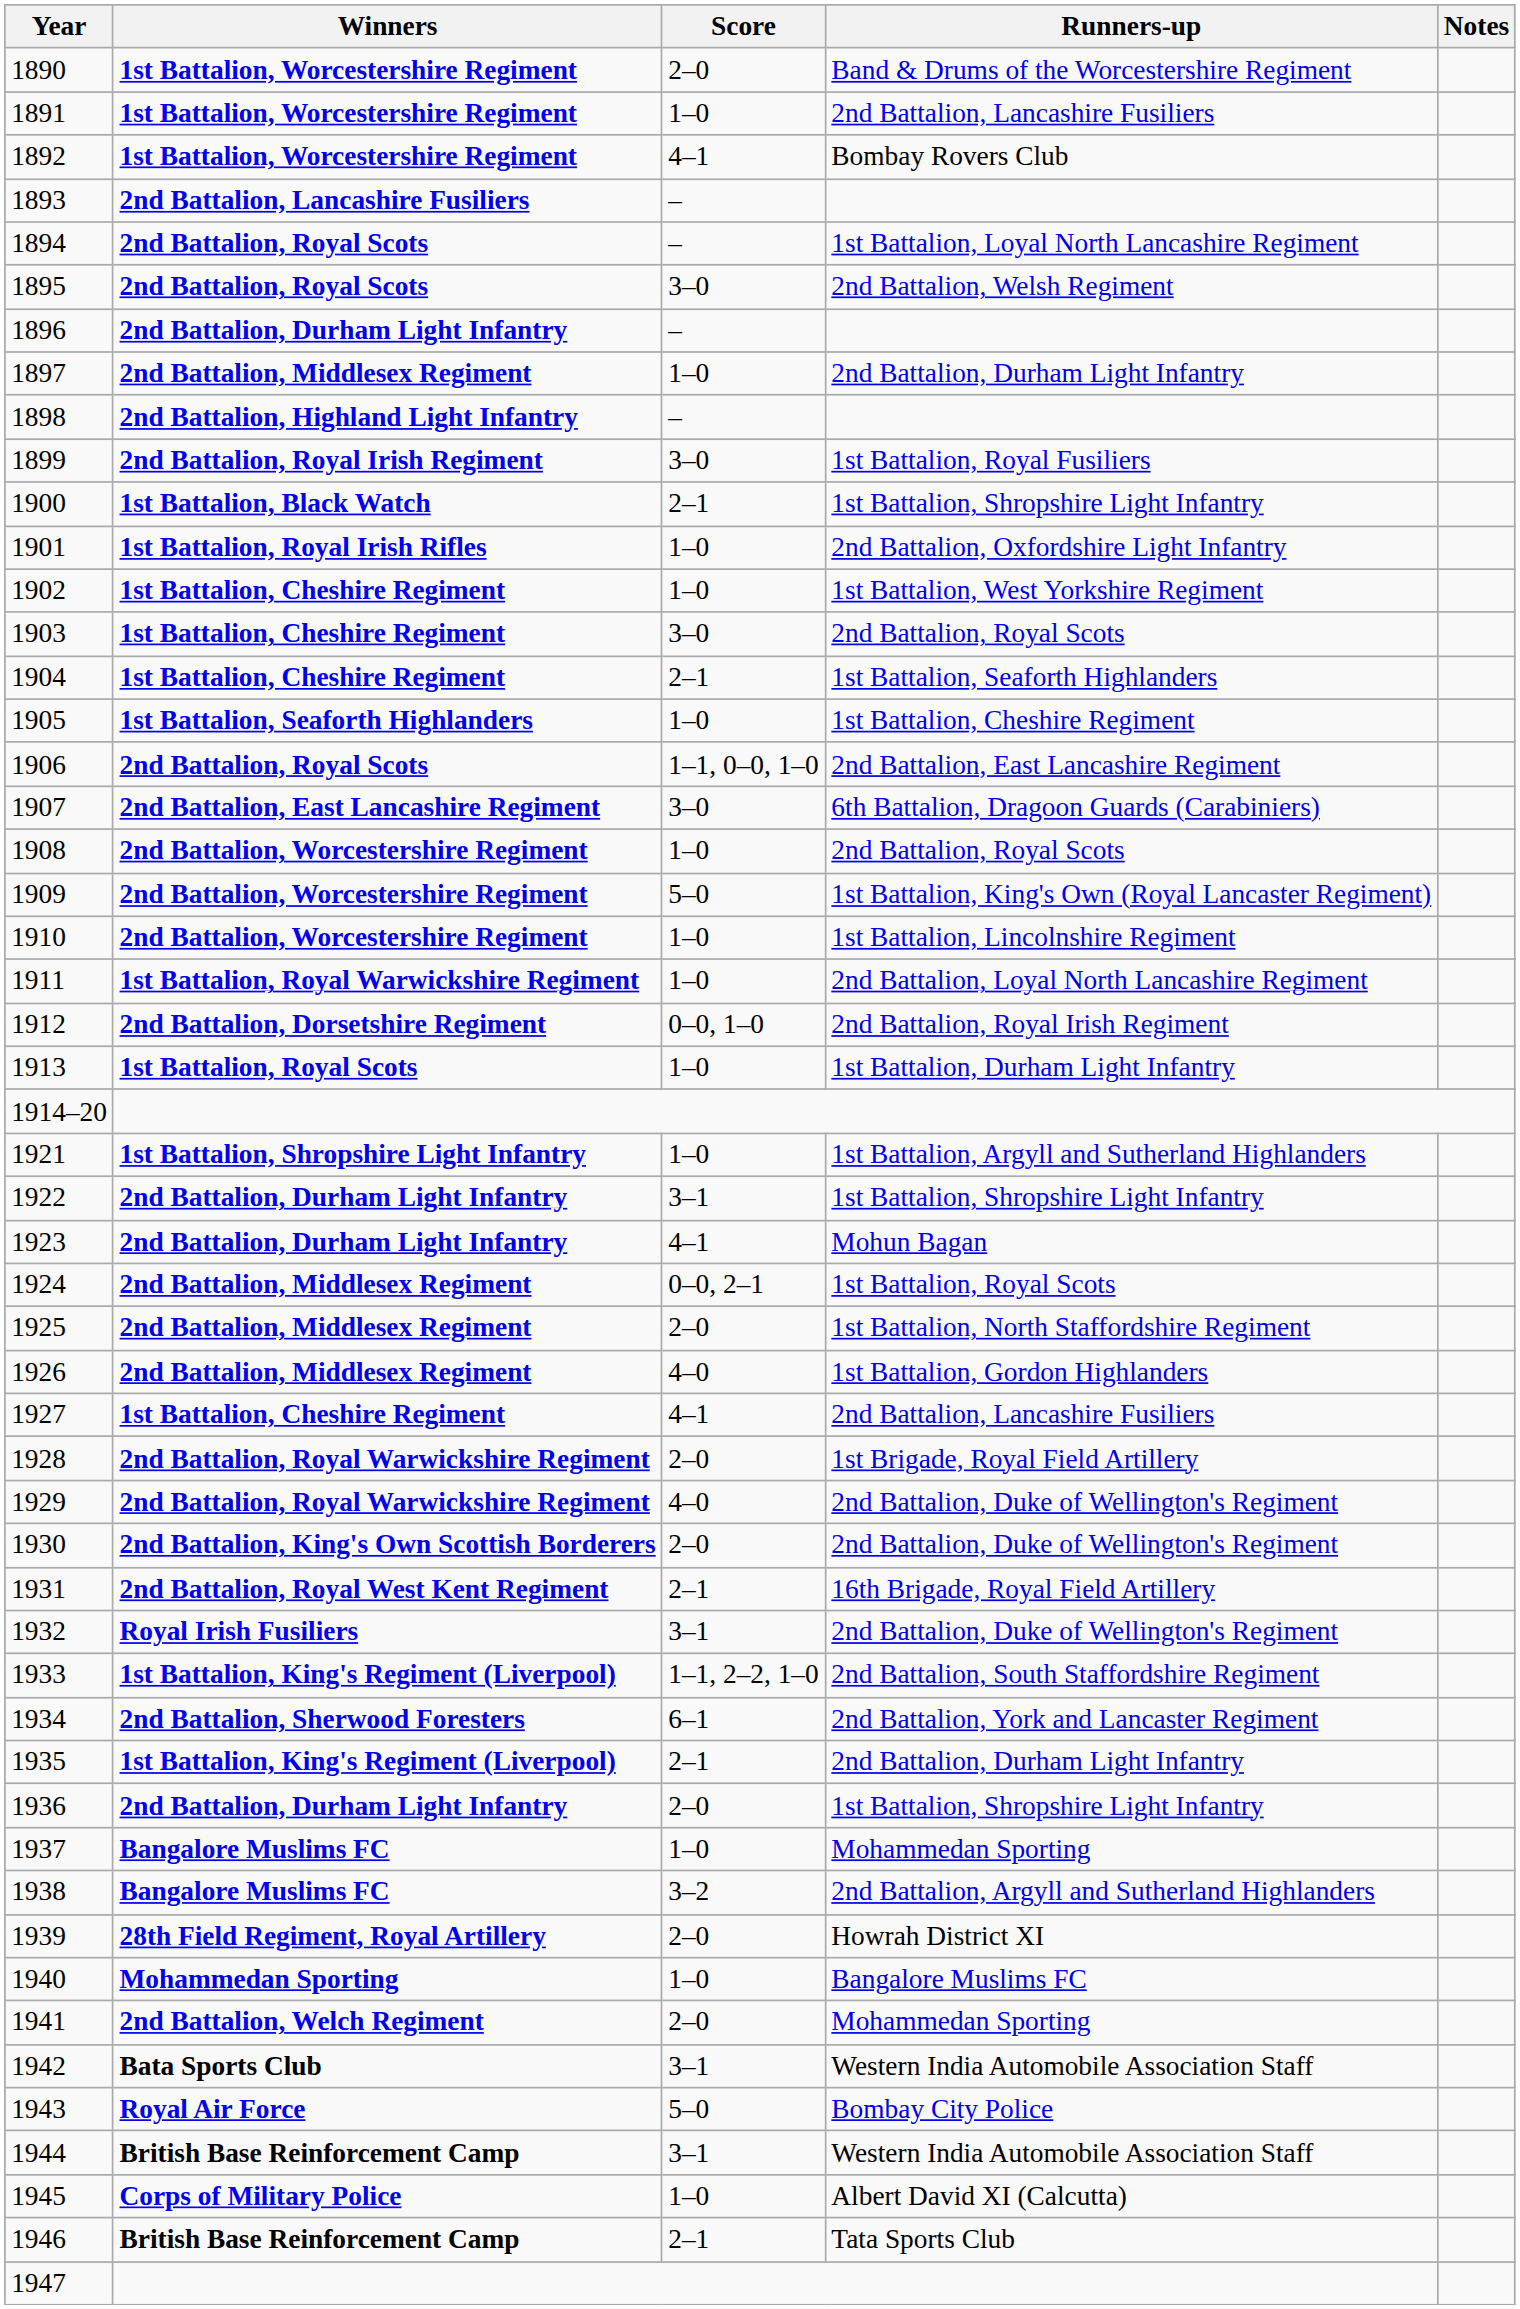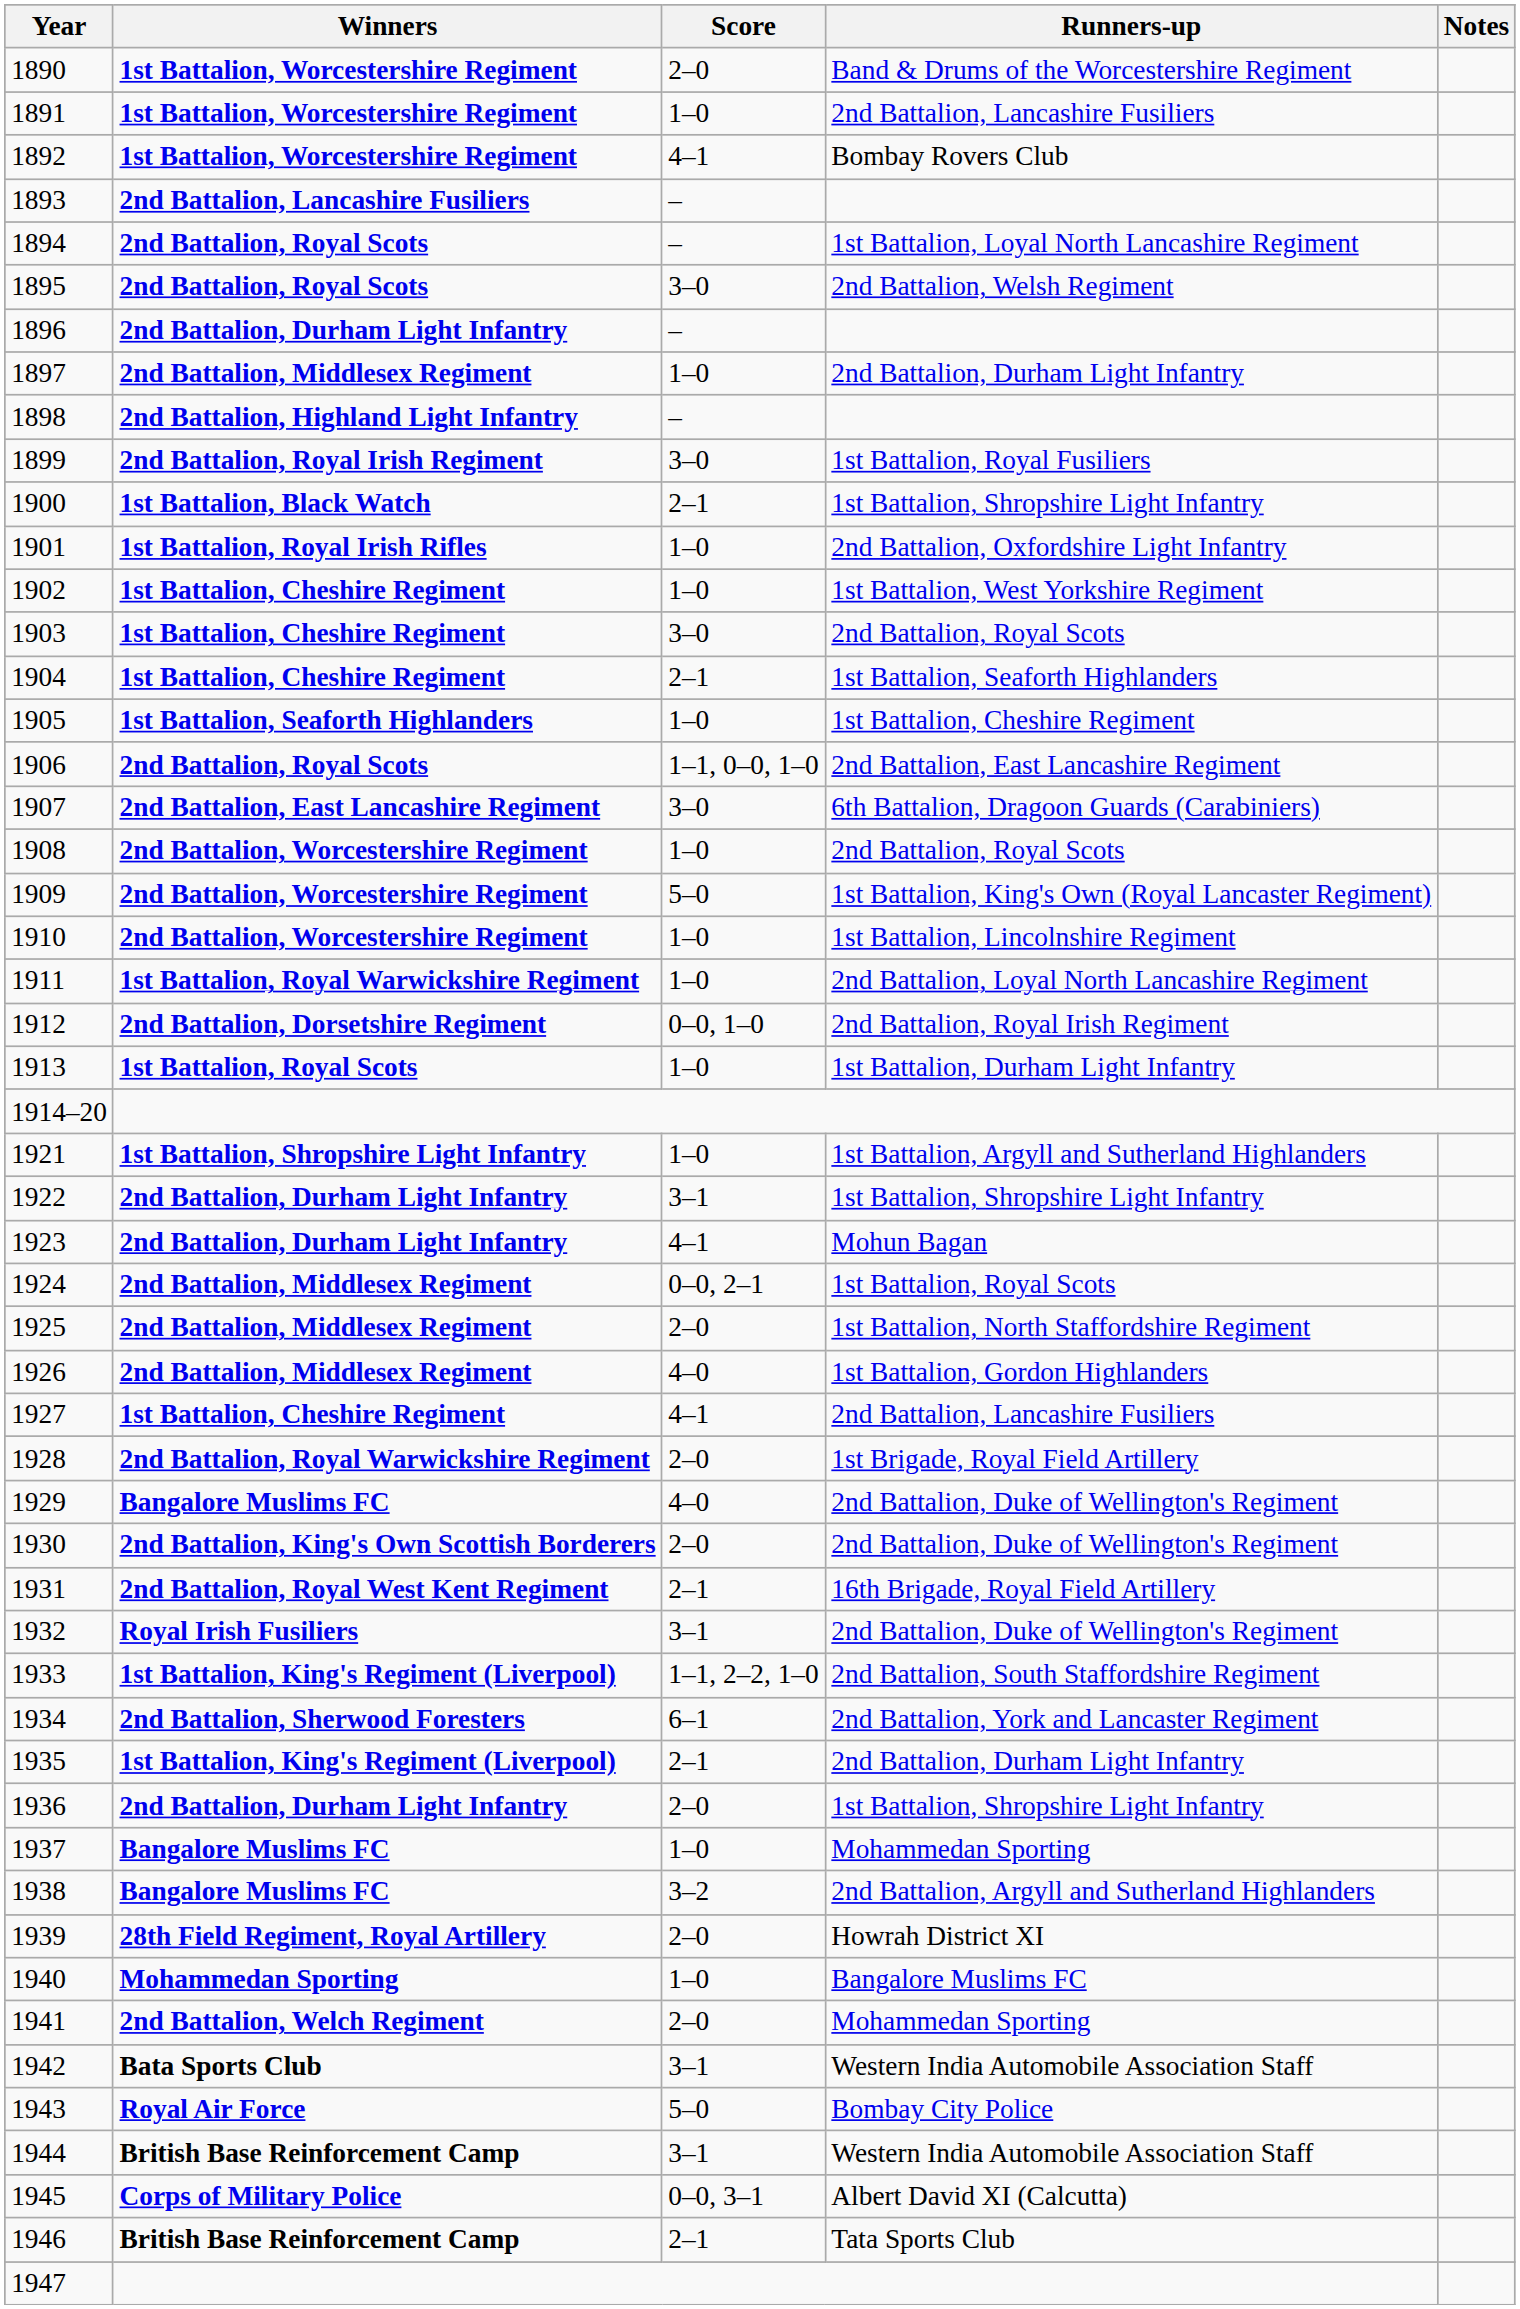(385, 1501) 2nd Battalion, Royal Warwickshire Regiment -> (255, 1501) Bangalore Muslims FC
(689, 2195) 1–0 -> (716, 2195) 0–0, 3–1
